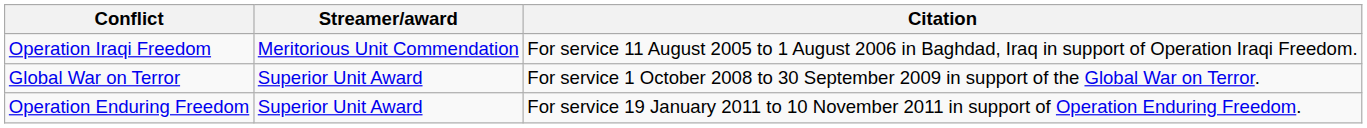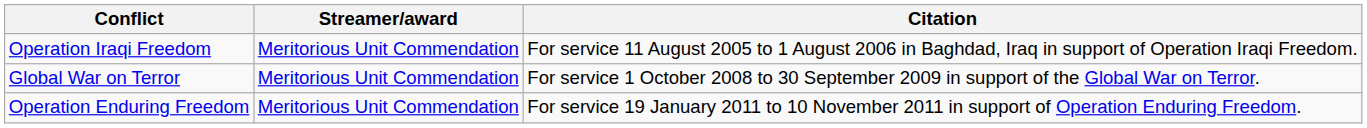(340, 78) Superior Unit Award -> (388, 78) Meritorious Unit Commendation
(340, 107) Superior Unit Award -> (388, 107) Meritorious Unit Commendation
